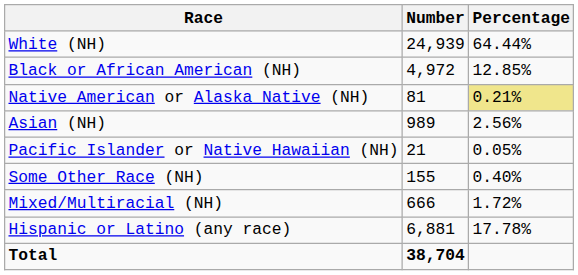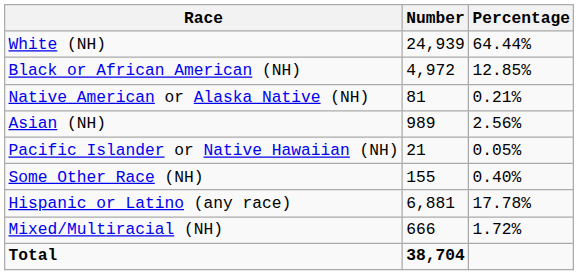(497, 97) khaki background -> (497, 97) no background
rows swapped: (116, 203) <-> (150, 230)
